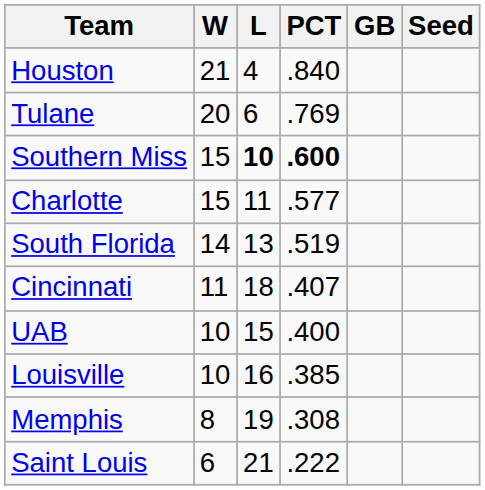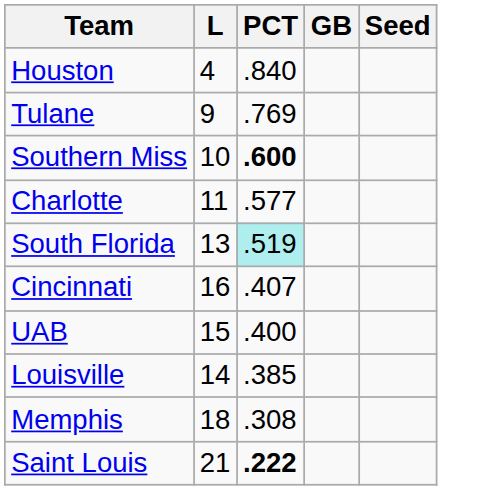- column: (215, 26)
(251, 113) 6 -> (207, 113) 9
(258, 157) bold -> (215, 157) normal
(313, 244) no background -> (270, 244) paleturquoise background
(258, 288) 18 -> (215, 288) 16
(258, 375) 16 -> (215, 375) 14
(258, 419) 19 -> (215, 419) 18
(313, 462) normal -> (270, 462) bold
